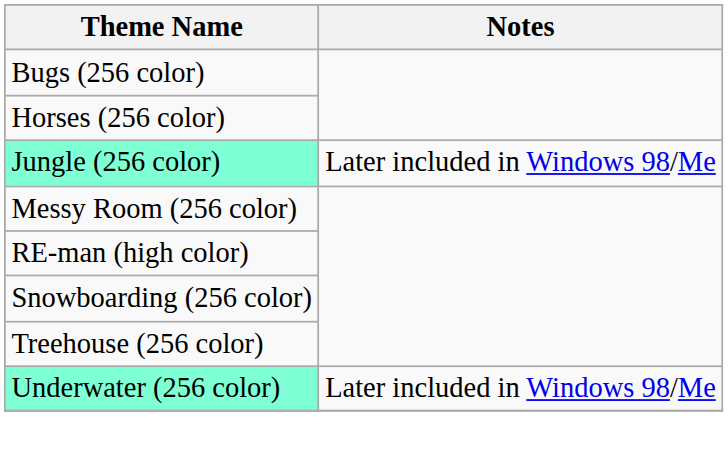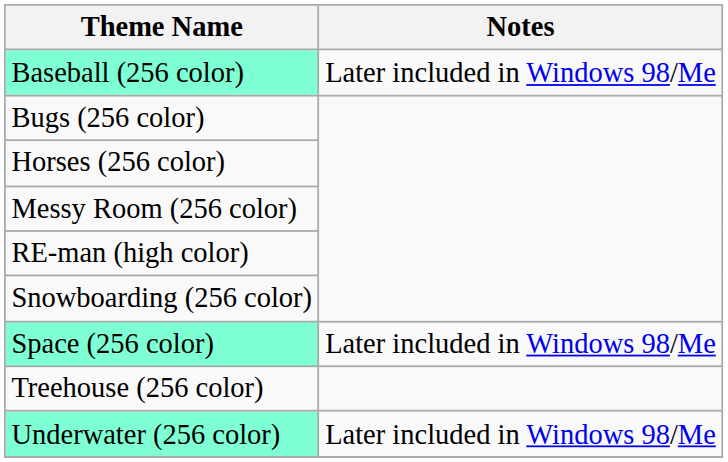+ row: (128, 72)
- row: (116, 162)
+ row: (113, 343)
